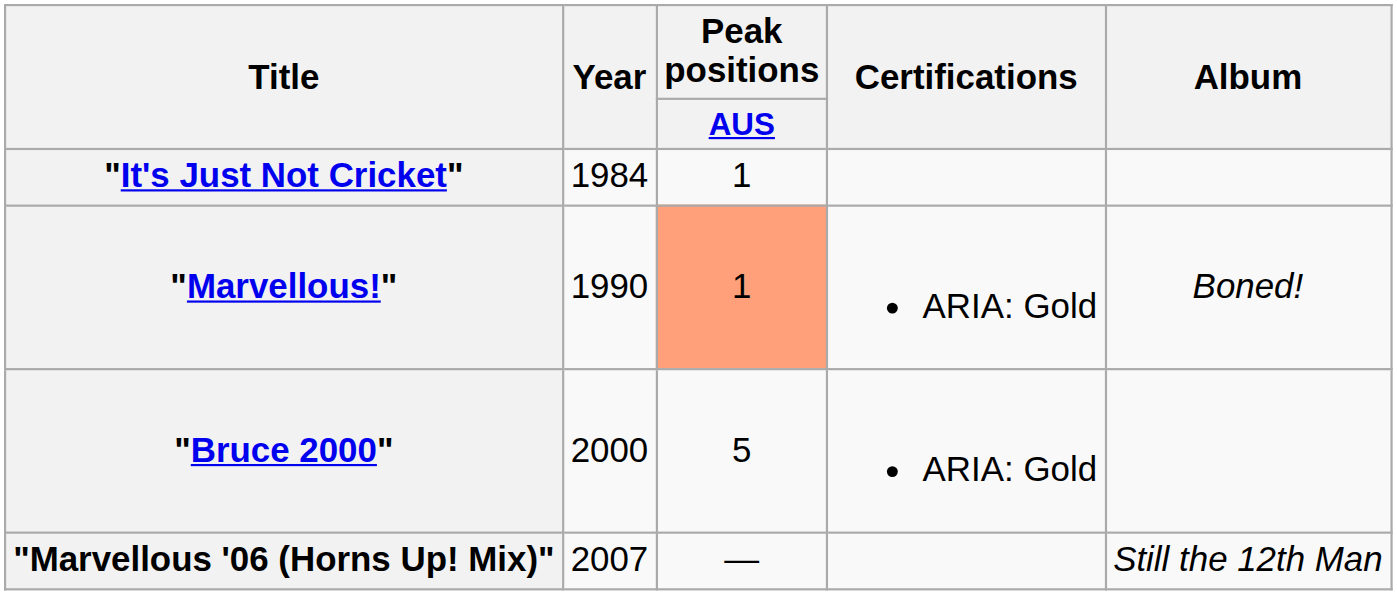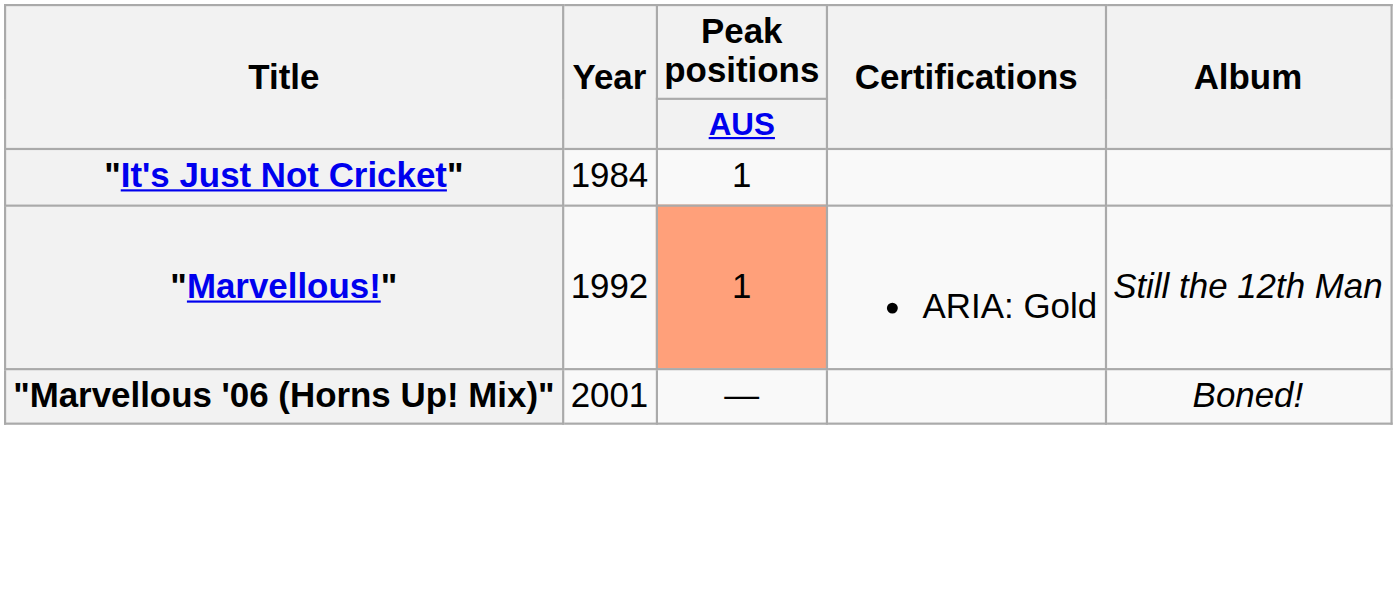(609, 286) 1990 -> (609, 286) 1992
(1248, 286) Boned! -> (1248, 286) Still the 12th Man
- row: (284, 450)
(609, 560) 2007 -> (609, 395) 2001
(1248, 560) Still the 12th Man -> (1248, 395) Boned!
